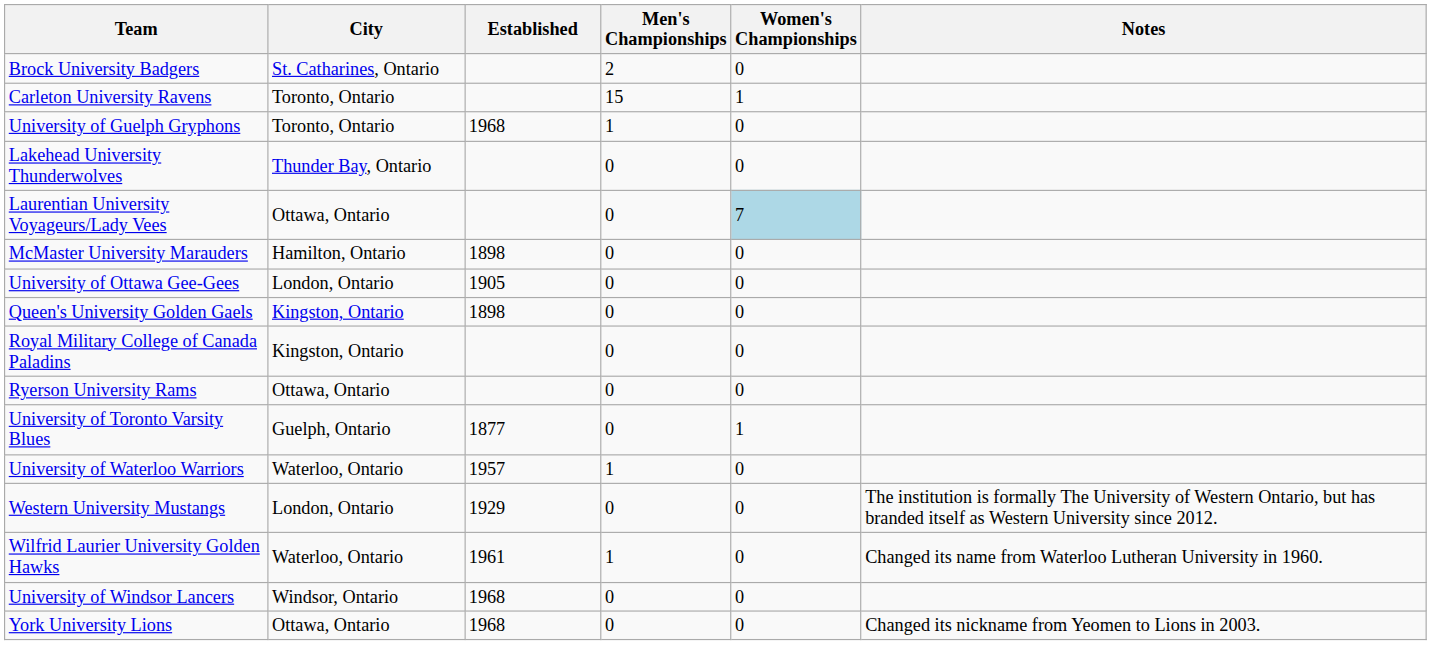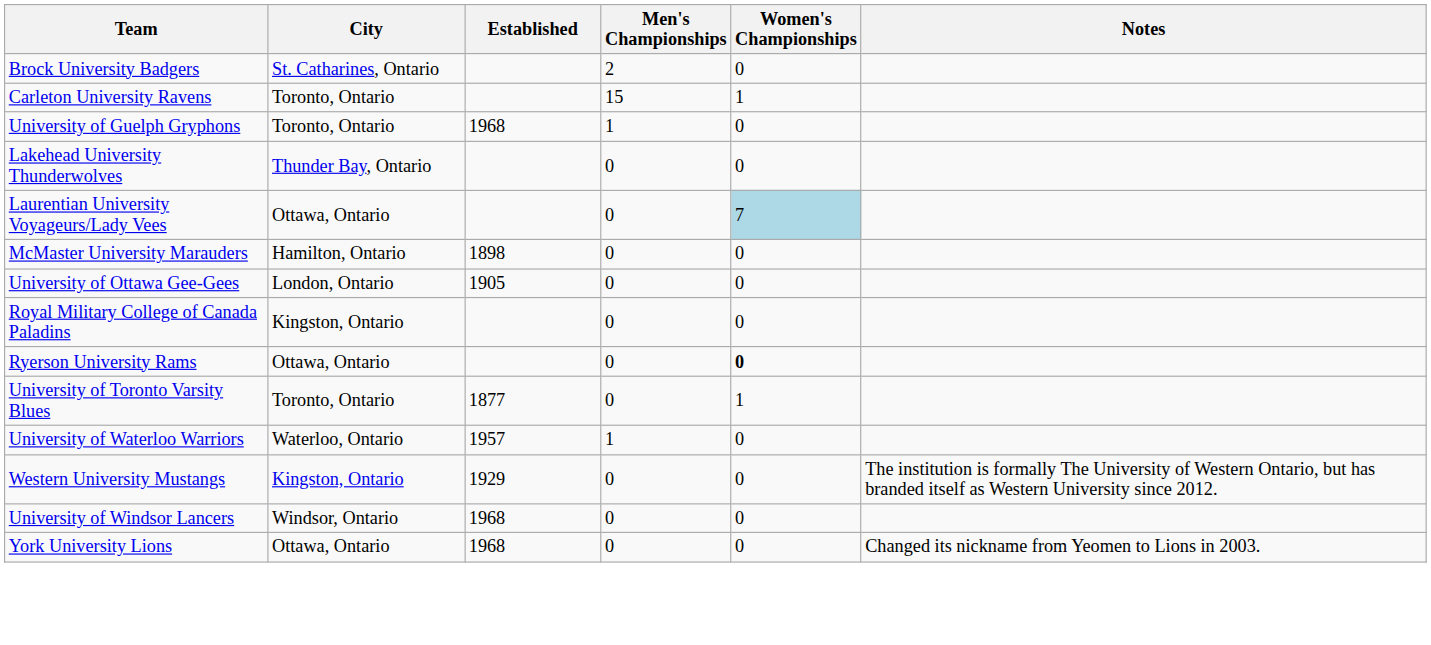- row: (131, 311)
(740, 390) normal -> (740, 361) bold
(331, 429) Guelph, Ontario -> (333, 400) Toronto, Ontario
(333, 507) London, Ontario -> (338, 478) Kingston, Ontario
- row: (134, 557)
